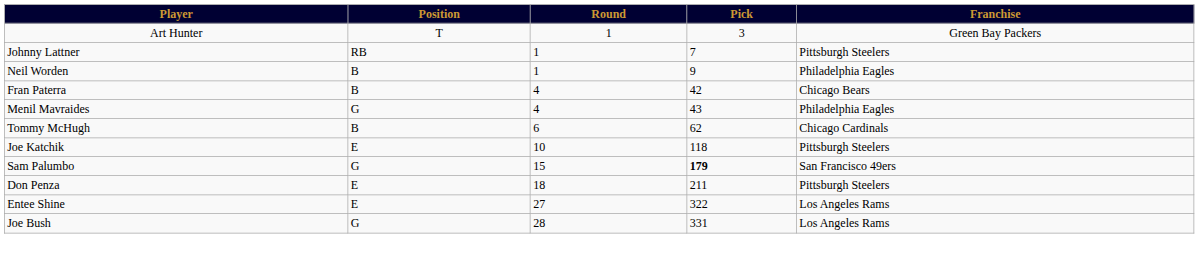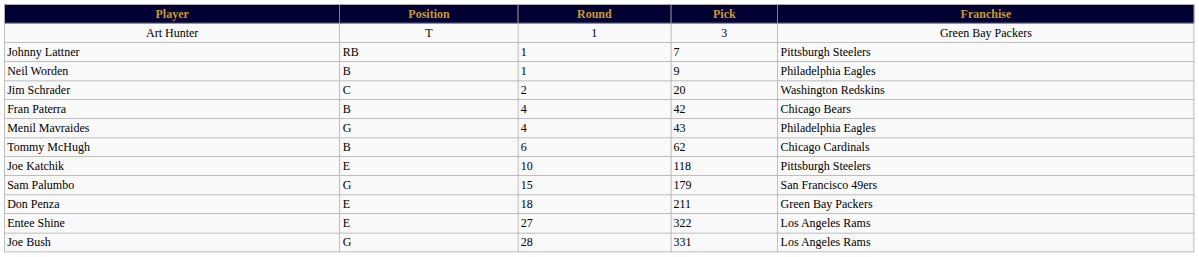+ row: (39, 90)
(699, 166) bold -> (683, 185) normal
(844, 185) Pittsburgh Steelers -> (827, 204) Green Bay Packers
